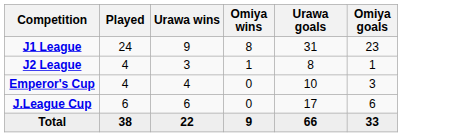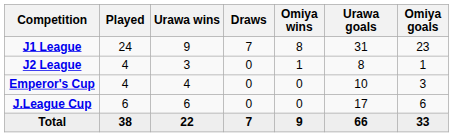+ column: (249, 20)
